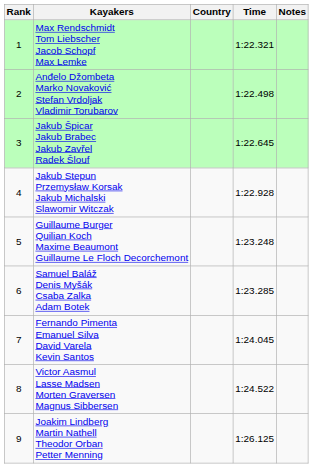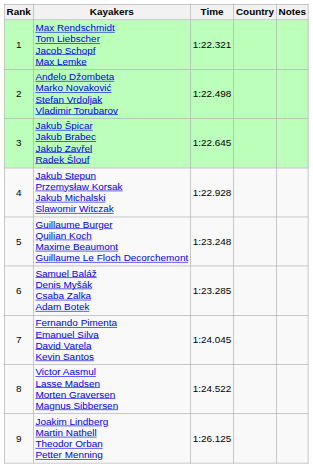columns swapped: (212, 12) <-> (255, 12)
